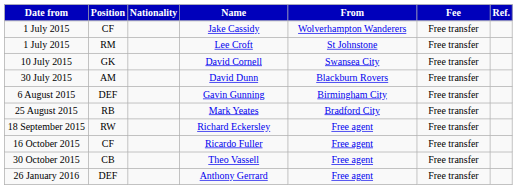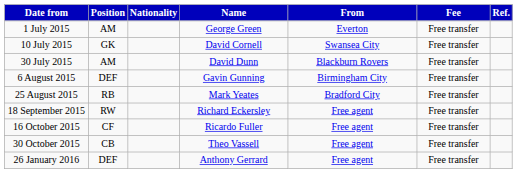- row: (234, 29)
- row: (234, 45)
+ row: (234, 29)
